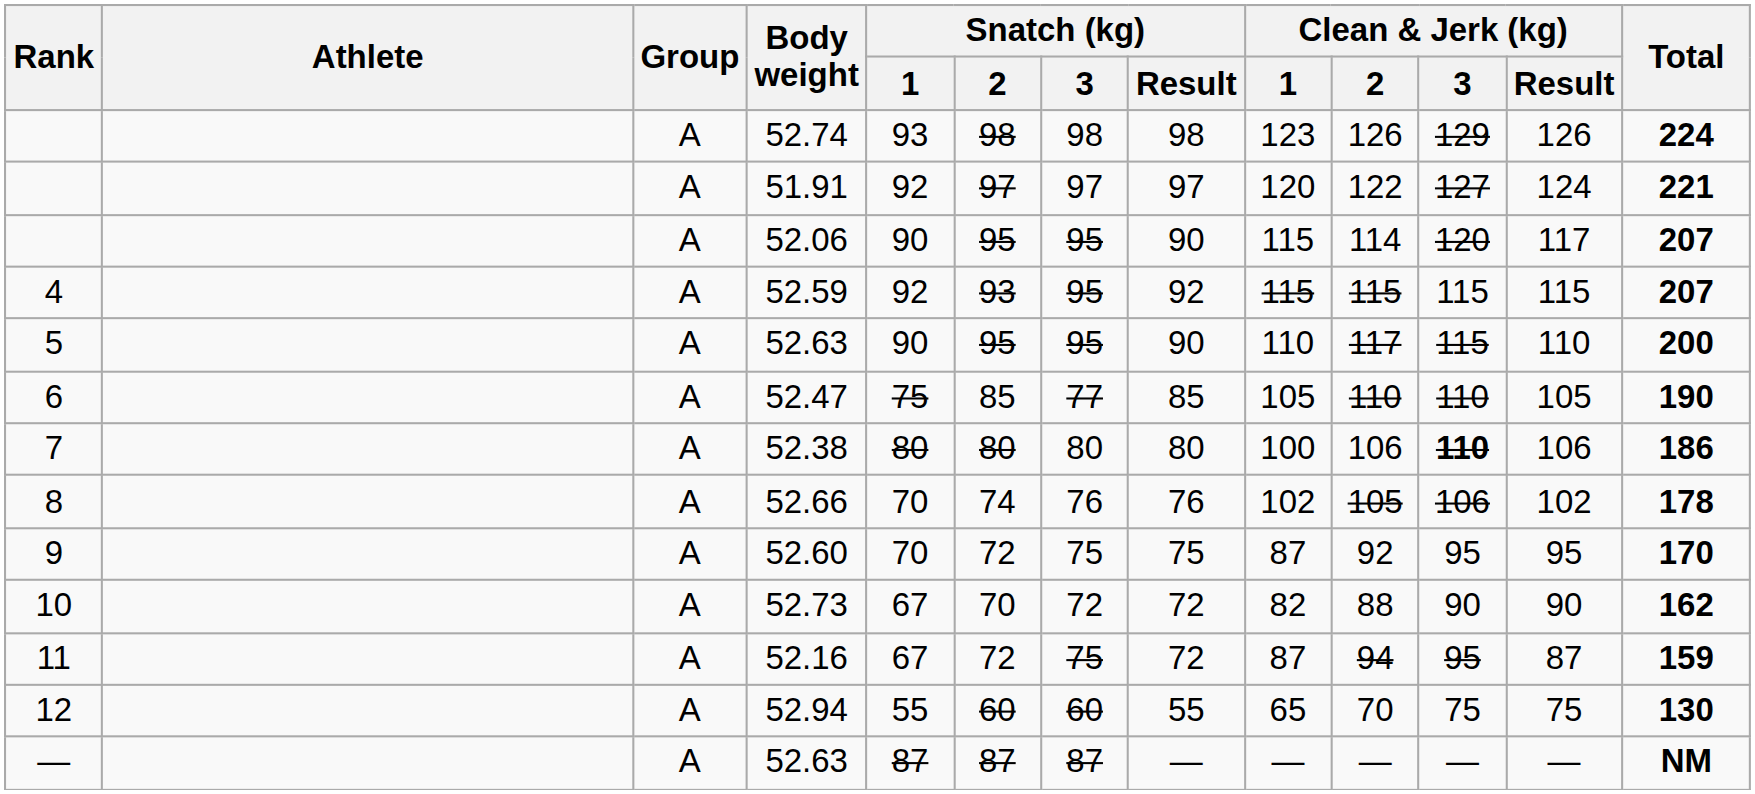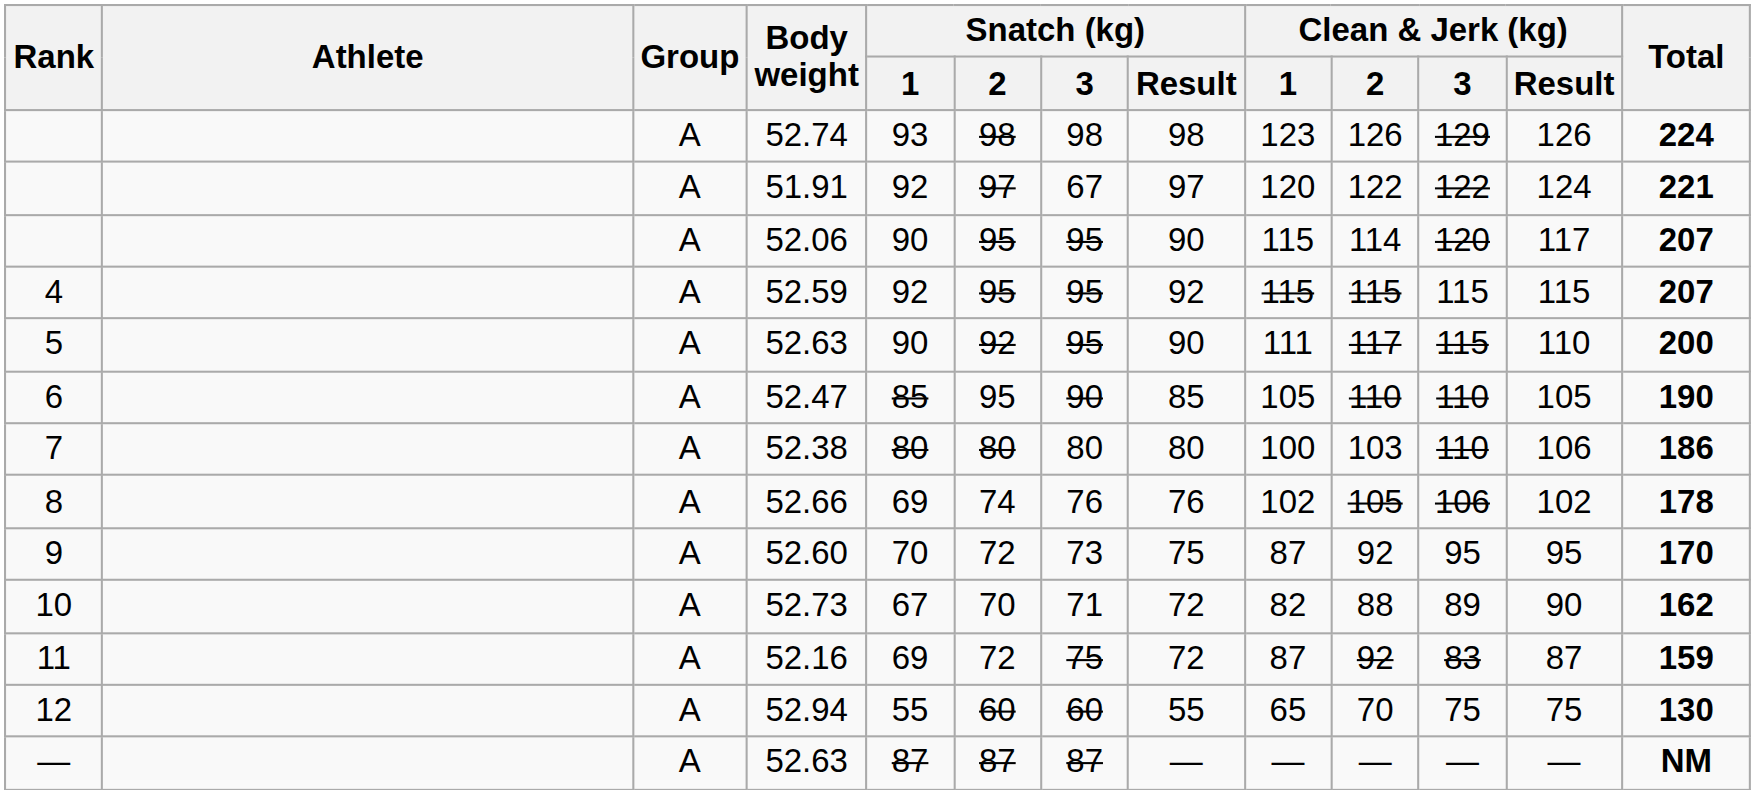(1085, 187) 97 -> (1085, 187) 67
(1462, 187) 127 -> (1462, 187) 122
(997, 291) 93 -> (997, 291) 95
(997, 344) 95 -> (997, 344) 92
(1288, 344) 110 -> (1288, 344) 111
(910, 396) 75 -> (910, 396) 85
(997, 396) 85 -> (997, 396) 95
(1085, 396) 77 -> (1085, 396) 90
(1375, 448) 106 -> (1375, 448) 103
(1462, 448) bold -> (1462, 448) normal
(910, 501) 70 -> (910, 501) 69
(1085, 553) 75 -> (1085, 553) 73
(1085, 605) 72 -> (1085, 605) 71
(1462, 605) 90 -> (1462, 605) 89
(910, 657) 67 -> (910, 657) 69
(1375, 657) 94 -> (1375, 657) 92
(1462, 657) 95 -> (1462, 657) 83
